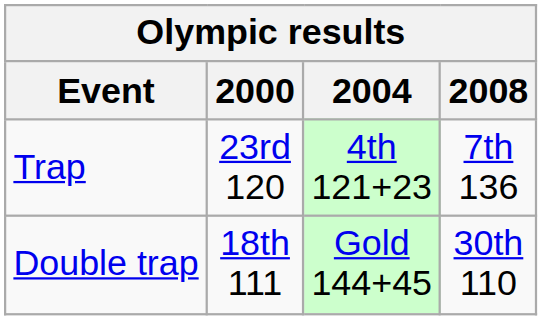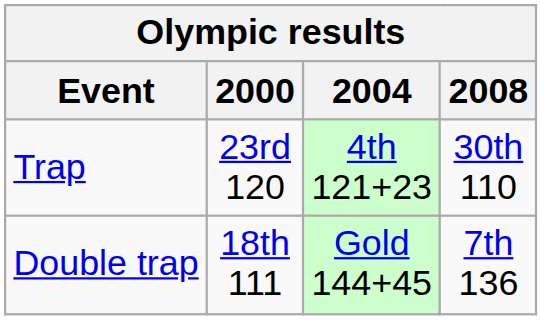(488, 166) 7th 136 -> (488, 166) 30th 110
(488, 263) 30th 110 -> (488, 263) 7th 136
